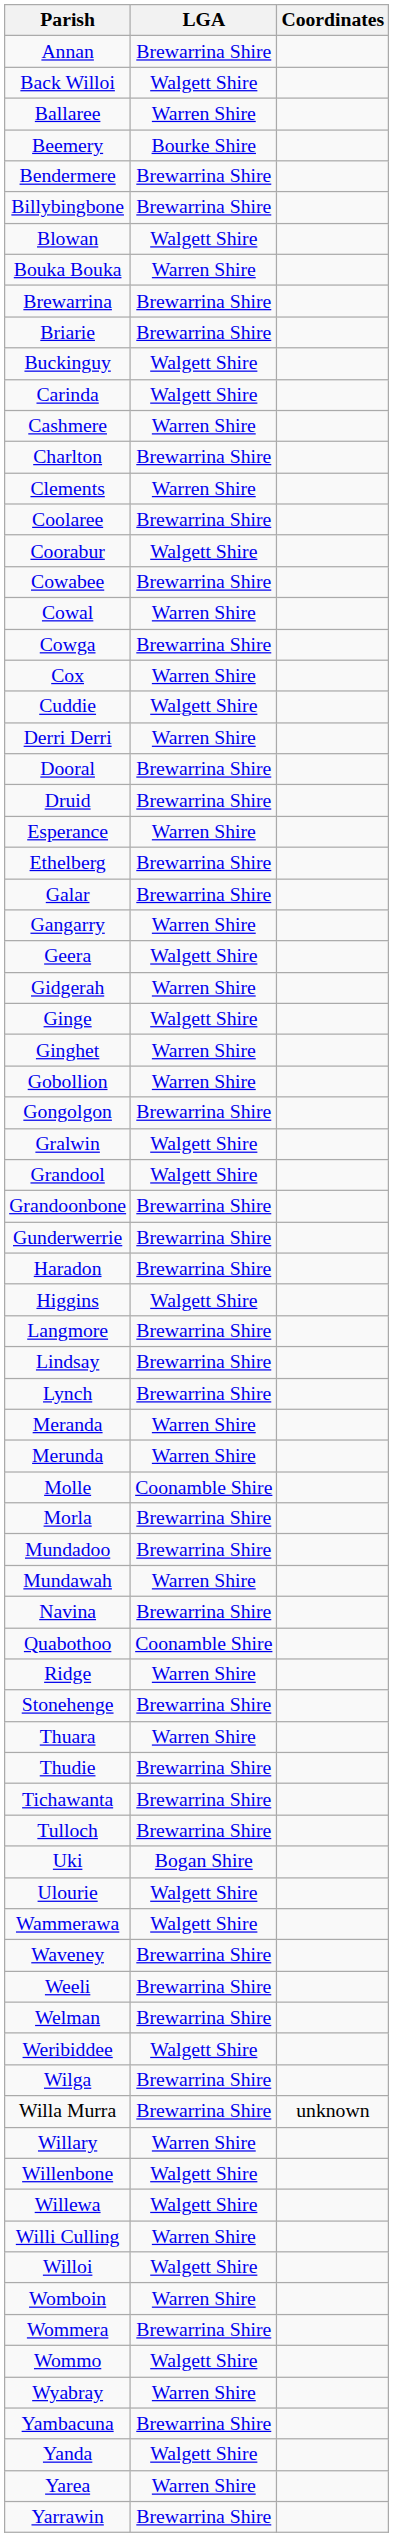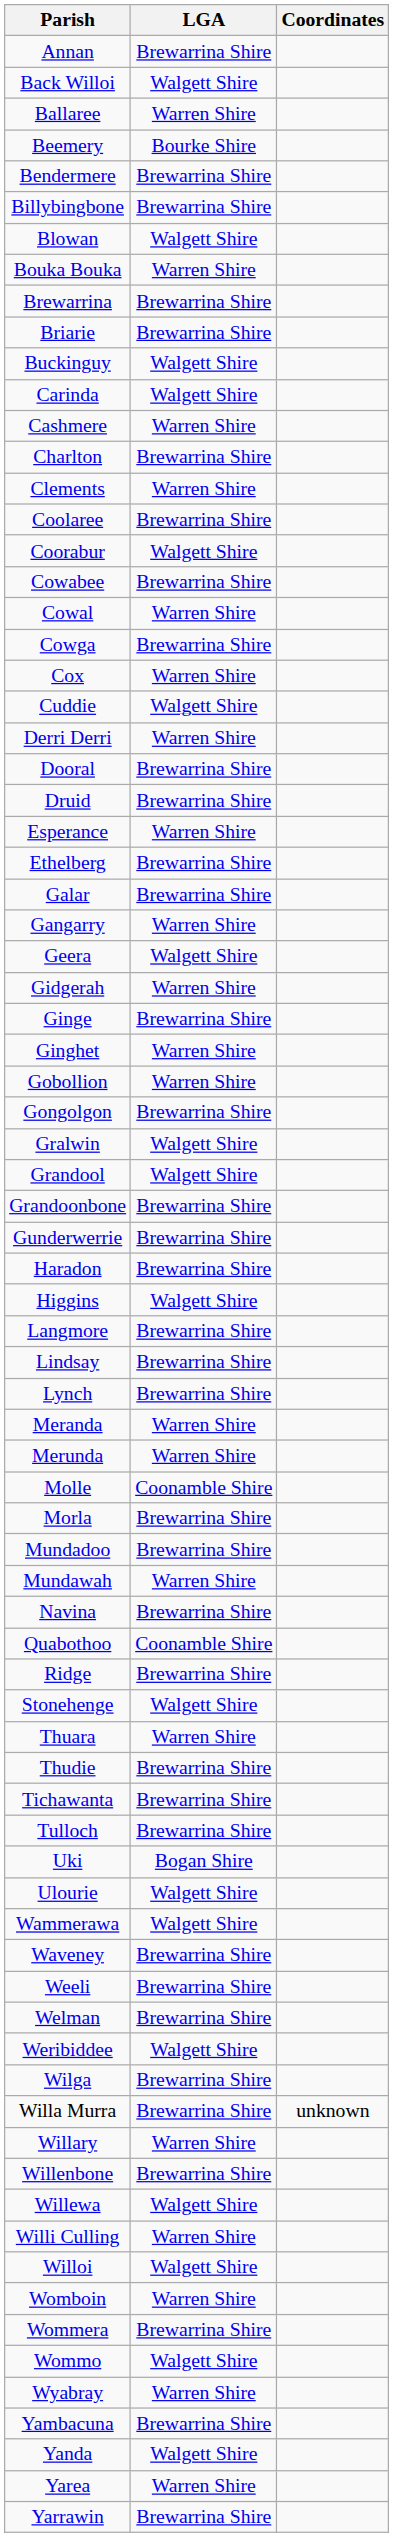(204, 1018) Walgett Shire -> (204, 1018) Brewarrina Shire
(204, 1674) Warren Shire -> (204, 1674) Brewarrina Shire
(204, 1705) Brewarrina Shire -> (204, 1705) Walgett Shire
(204, 2173) Walgett Shire -> (204, 2173) Brewarrina Shire
